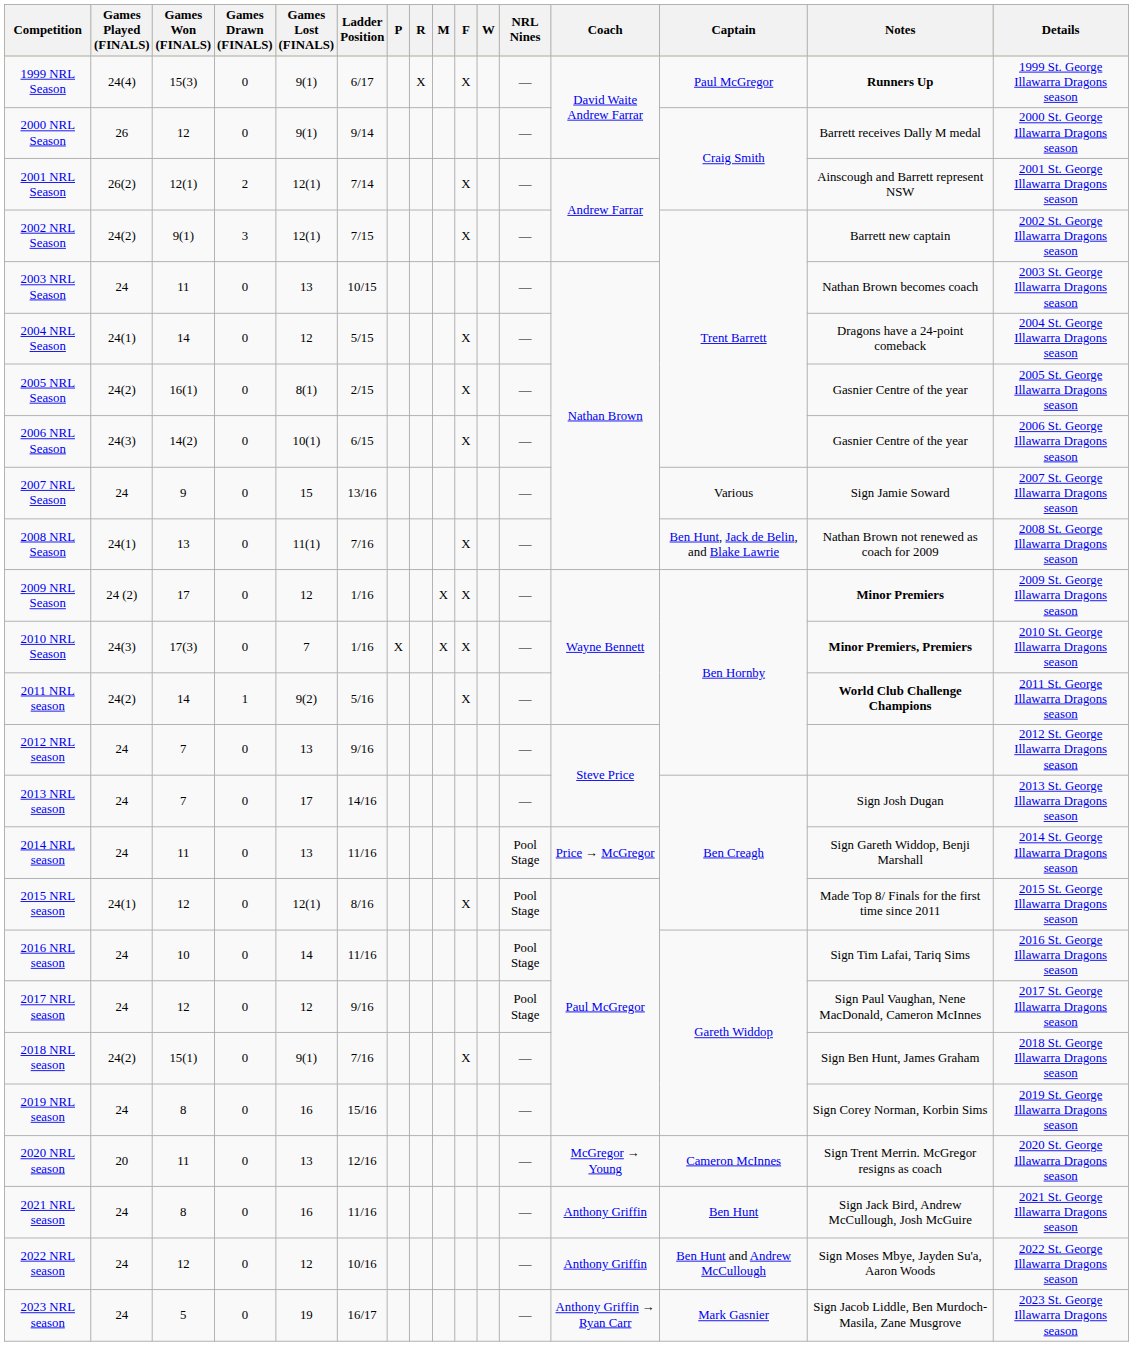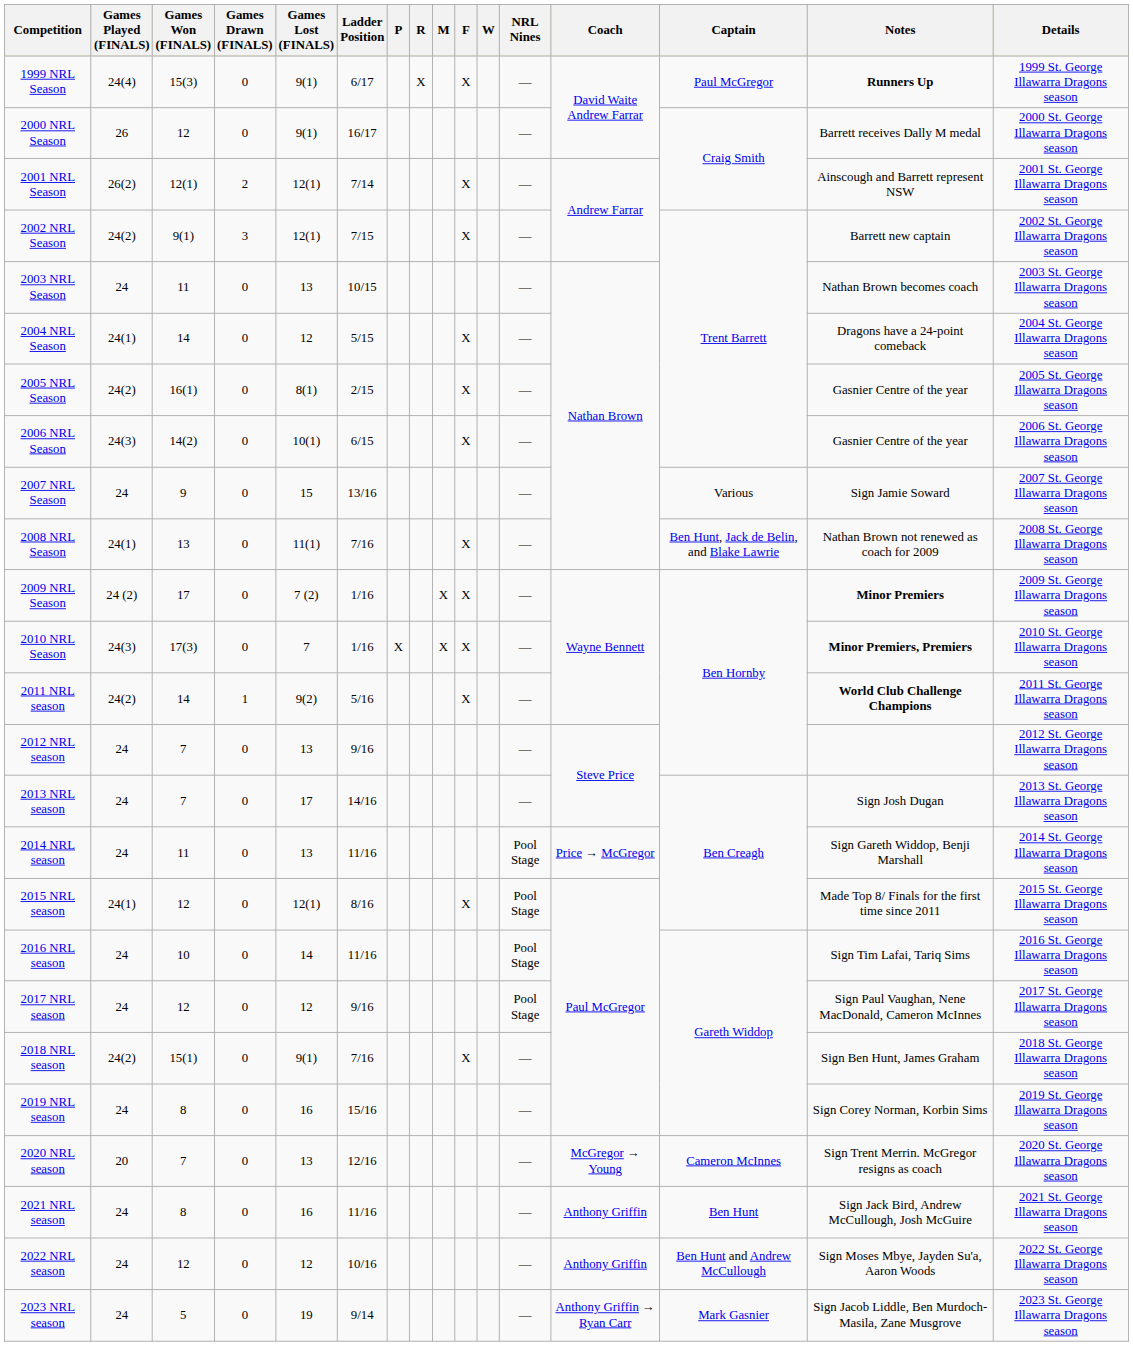(362, 133) 9/14 -> (362, 133) 16/17
(306, 595) 12 -> (306, 595) 7 (2)
(183, 1161) 11 -> (183, 1161) 7
(362, 1315) 16/17 -> (362, 1315) 9/14
